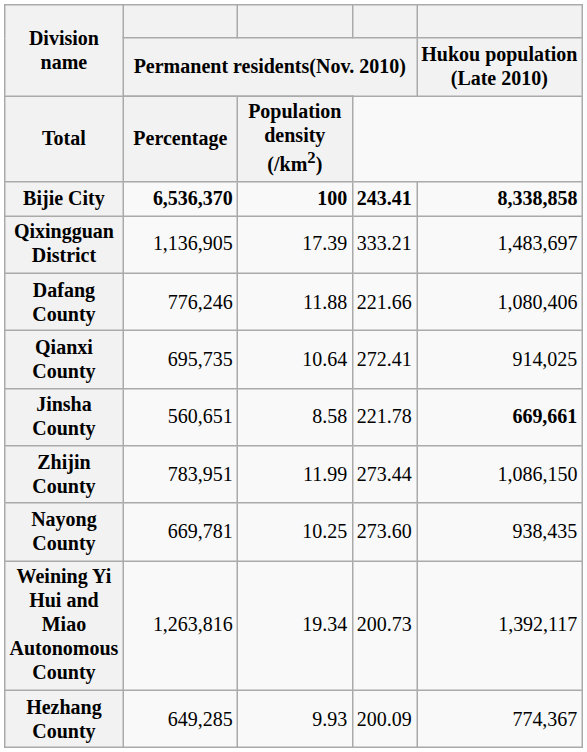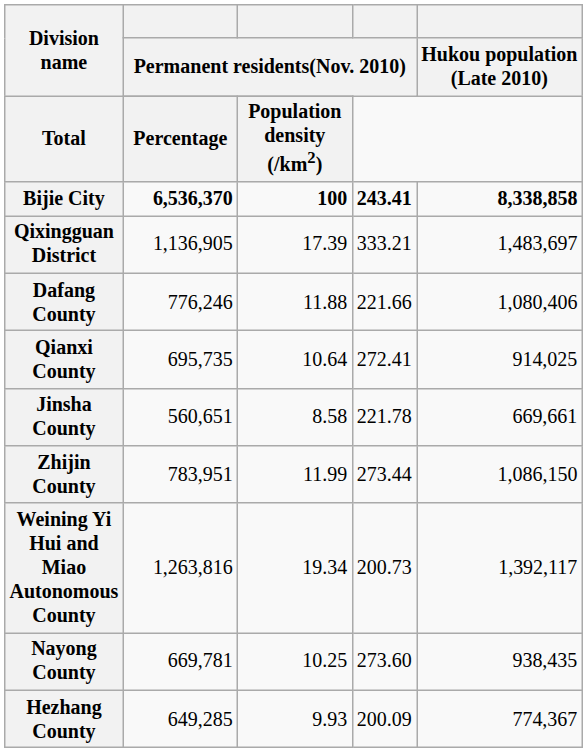(545, 416) bold -> (545, 416) normal
rows swapped: (64, 531) <-> (64, 625)
